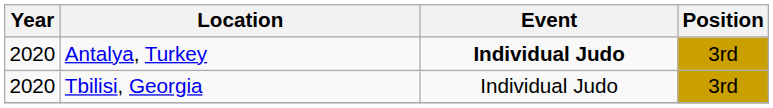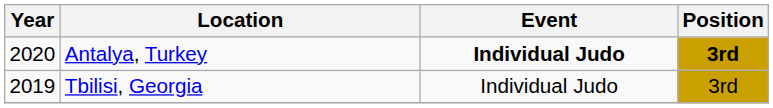(723, 53) normal -> (723, 53) bold
(32, 86) 2020 -> (32, 86) 2019
